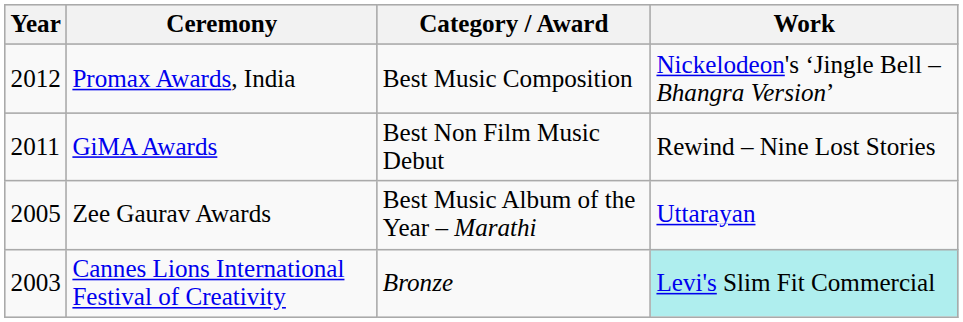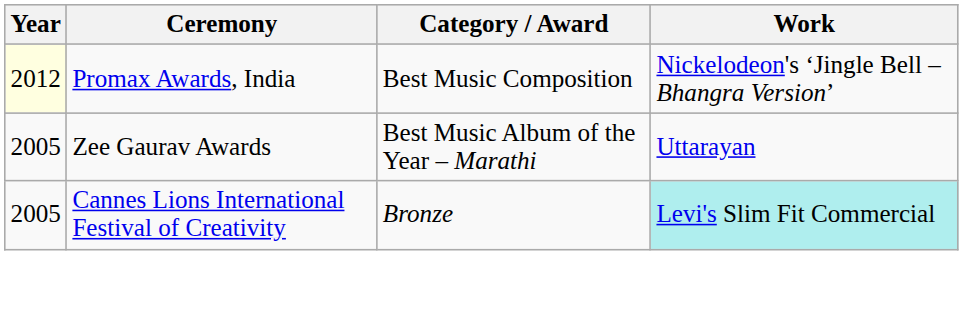(36, 78) no background -> (36, 78) lightyellow background
- row: (145, 146)
(36, 282) 2003 -> (36, 214) 2005
